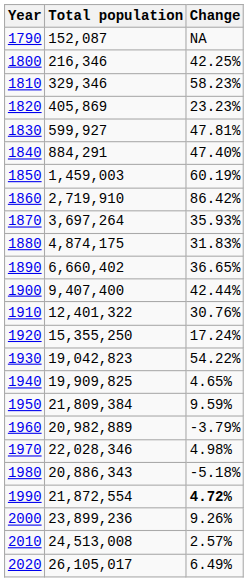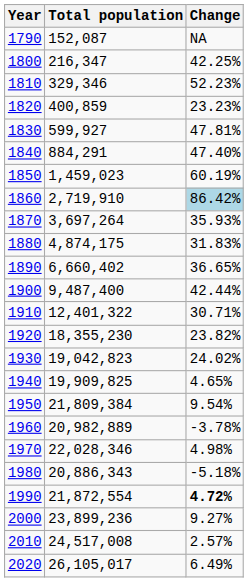(78, 62) 216,346 -> (78, 62) 216,347
(215, 85) 58.23% -> (215, 85) 52.23%
(78, 108) 405,869 -> (78, 108) 400,859
(86, 176) 1,459,003 -> (86, 176) 1,459,023
(215, 199) no background -> (215, 199) lightblue background
(86, 291) 9,407,400 -> (86, 291) 9,487,400
(215, 313) 30.76% -> (215, 313) 30.71%
(90, 336) 15,355,250 -> (90, 336) 18,355,230
(215, 336) 17.24% -> (215, 336) 23.82%
(215, 359) 54.22% -> (215, 359) 24.02%
(211, 405) 9.59% -> (211, 405) 9.54%
(215, 428) -3.79% -> (215, 428) -3.78%
(211, 519) 9.26% -> (211, 519) 9.27%
(90, 542) 24,513,008 -> (90, 542) 24,517,008
